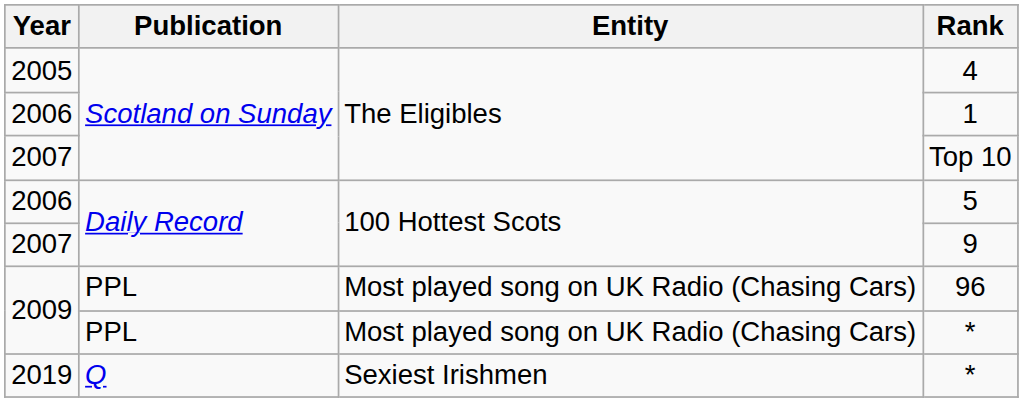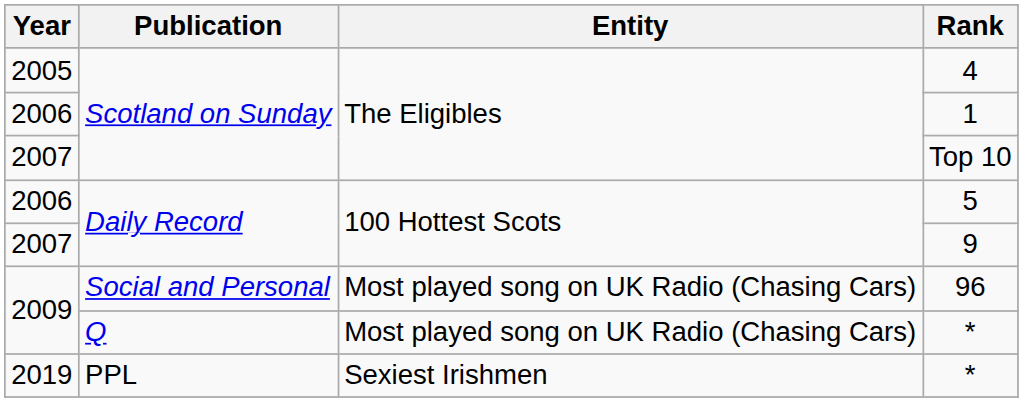(111, 288) PPL -> (207, 288) Social and Personal
(111, 331) PPL -> (96, 331) Q
(96, 375) Q -> (111, 375) PPL
